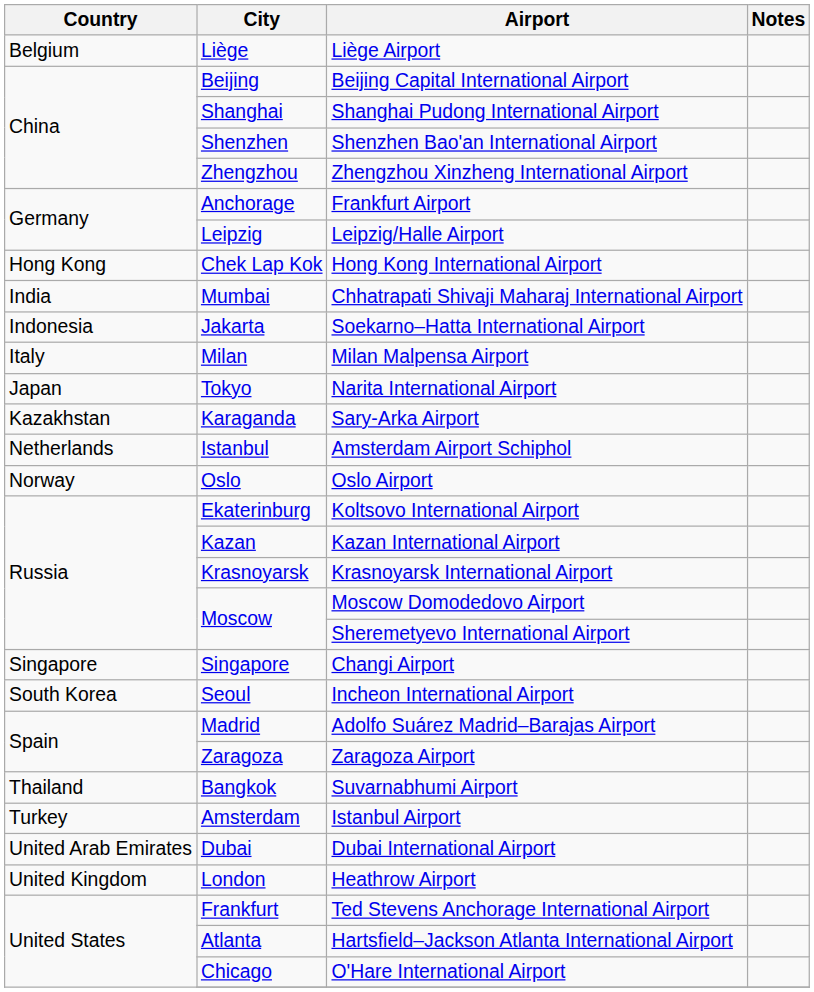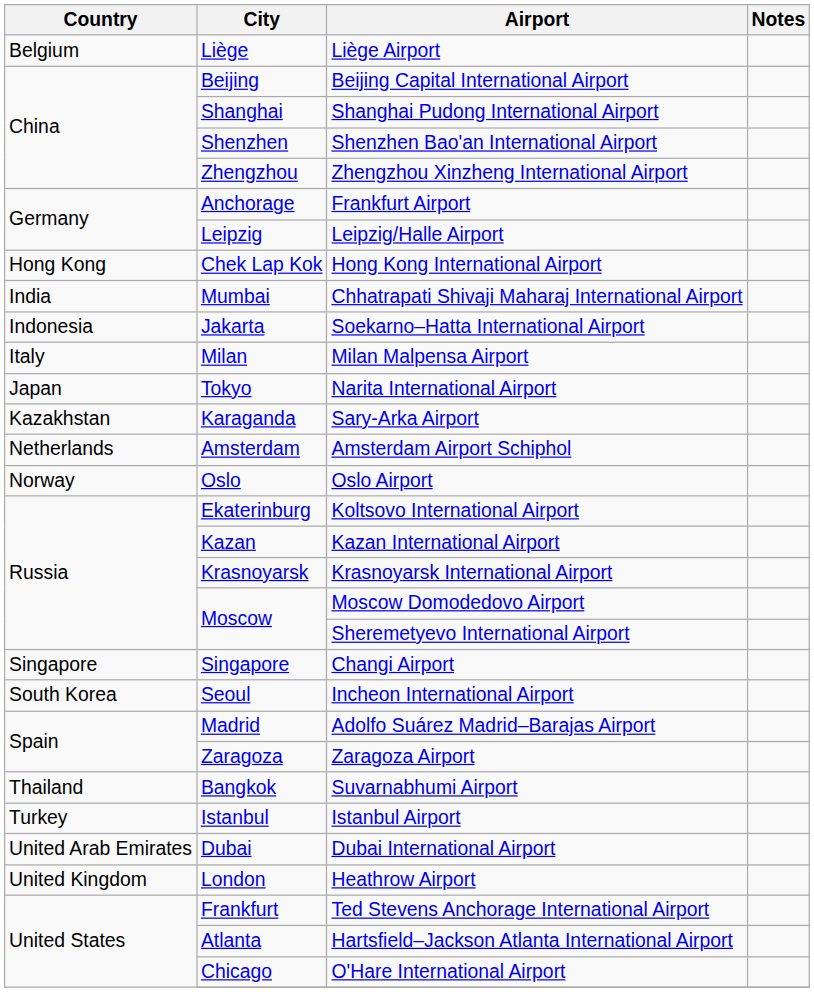(235, 449) Istanbul -> (250, 449) Amsterdam
(250, 818) Amsterdam -> (235, 818) Istanbul
